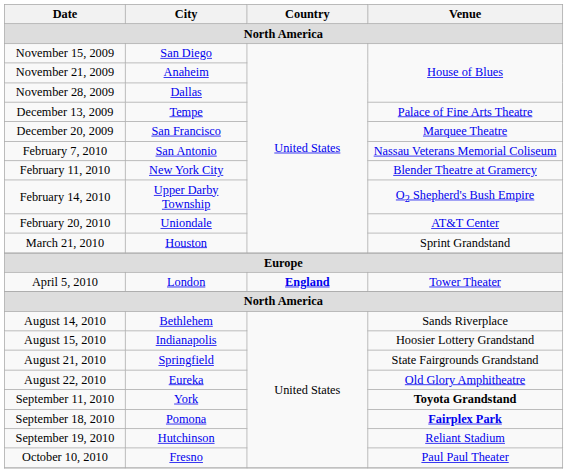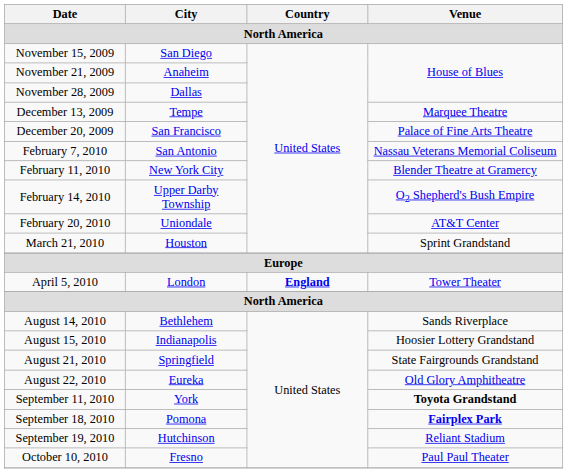(465, 111) Palace of Fine Arts Theatre -> (465, 111) Marquee Theatre
(465, 131) Marquee Theatre -> (465, 131) Palace of Fine Arts Theatre
